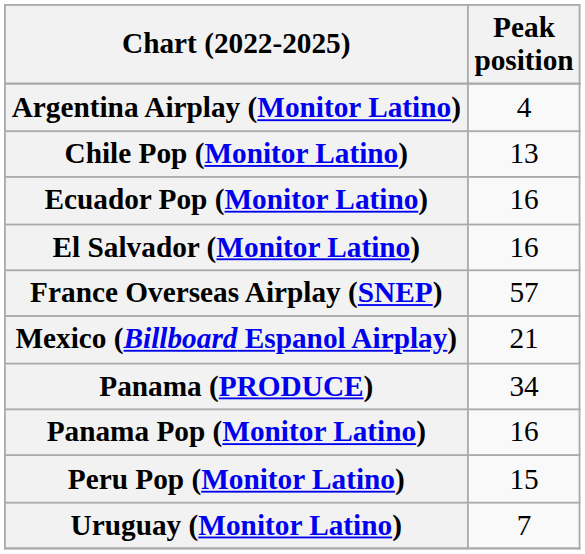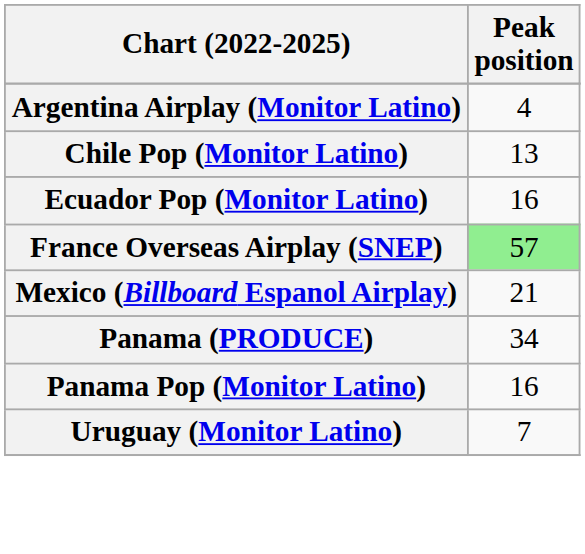- row: (236, 246)
(524, 292) no background -> (524, 246) lightgreen background
- row: (236, 478)
